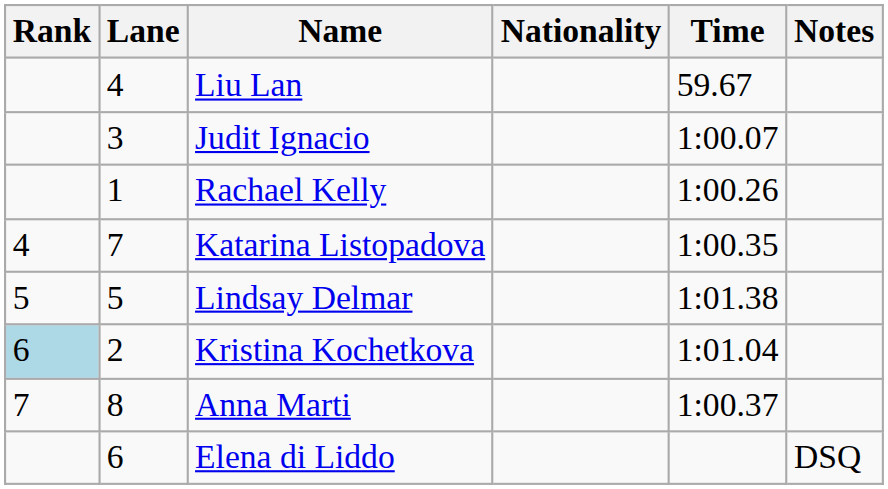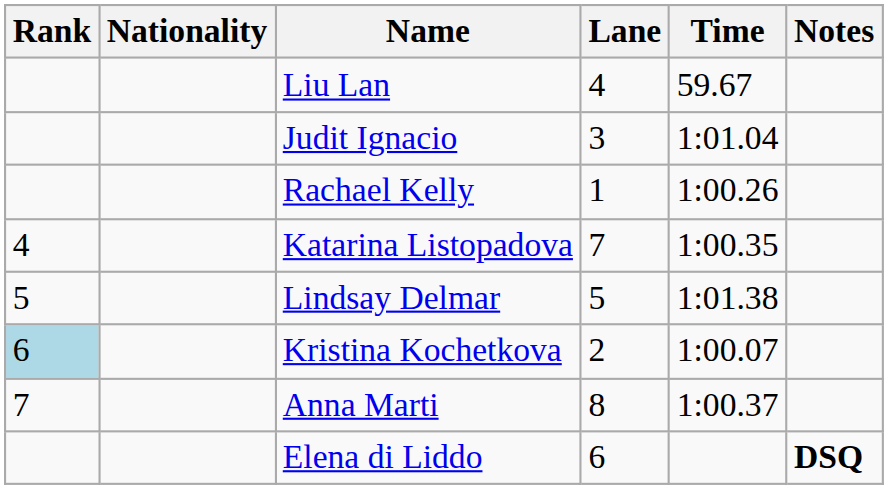columns swapped: (143, 31) <-> (581, 31)
(728, 137) 1:00.07 -> (728, 137) 1:01.04
(728, 350) 1:01.04 -> (728, 350) 1:00.07
(828, 457) normal -> (829, 457) bold
